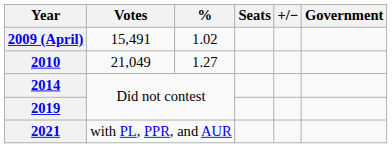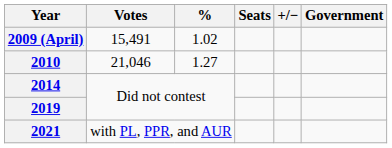(131, 62) 21,049 -> (131, 62) 21,046
